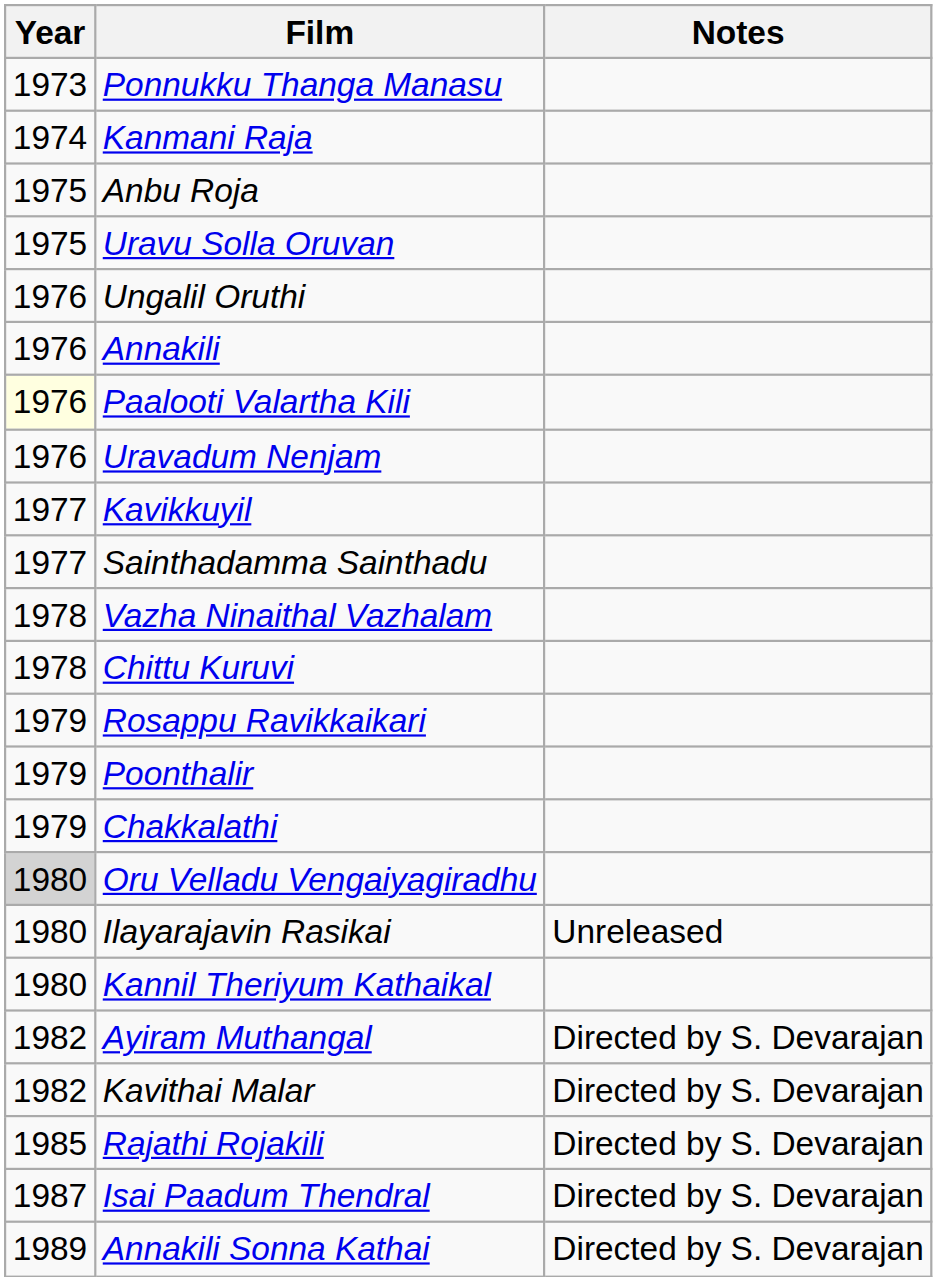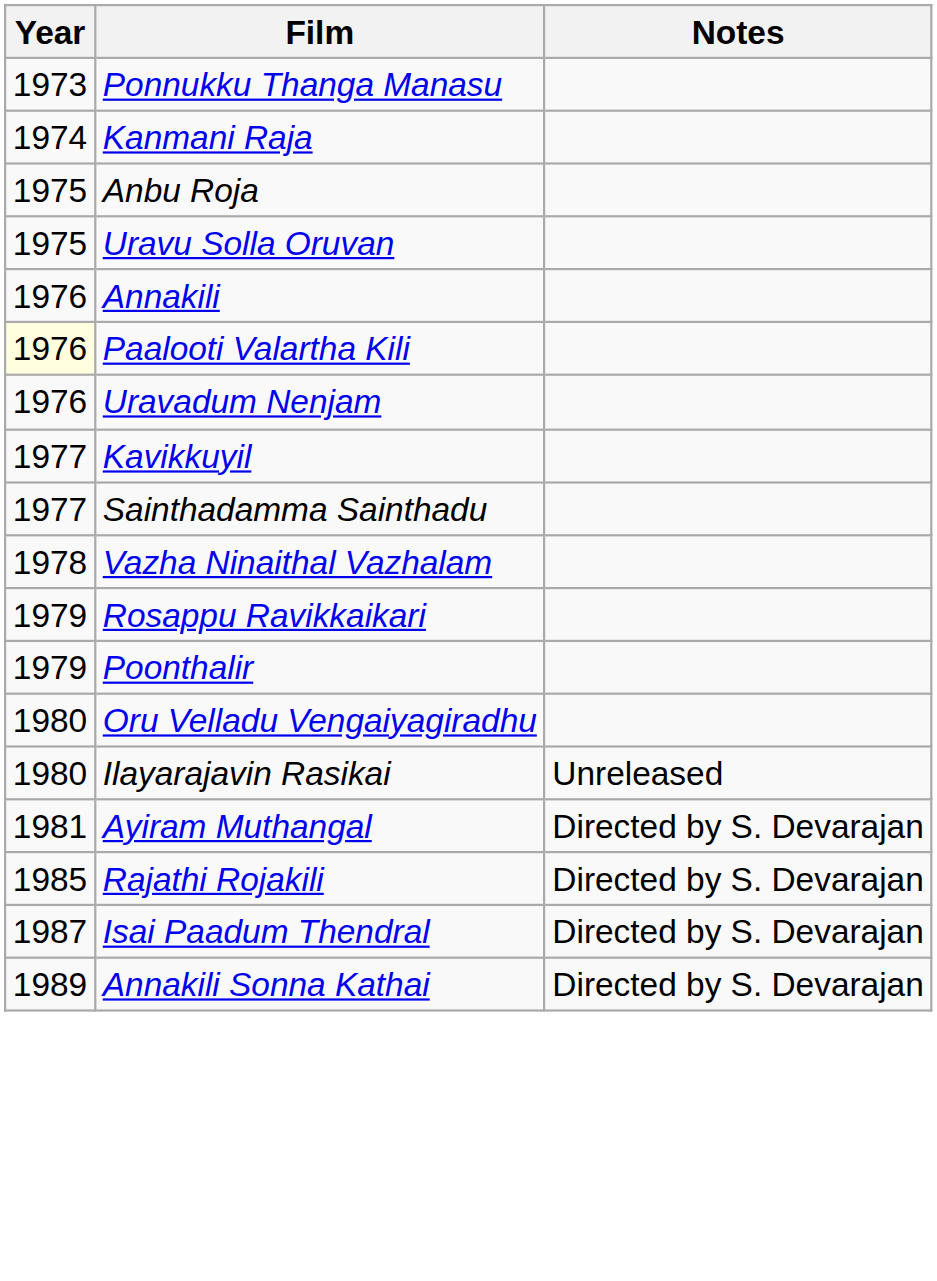- row: (204, 296)
- row: (198, 667)
- row: (190, 826)
(50, 879) lightgrey background -> (50, 720) no background
- row: (297, 985)
(50, 1038) 1982 -> (50, 826) 1981
- row: (209, 1091)
